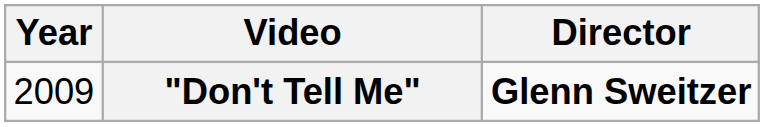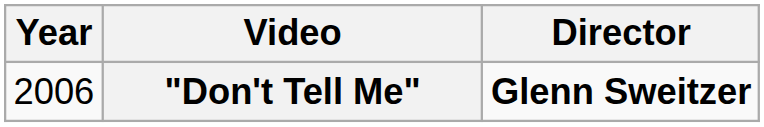(54, 90) 2009 -> (54, 90) 2006
